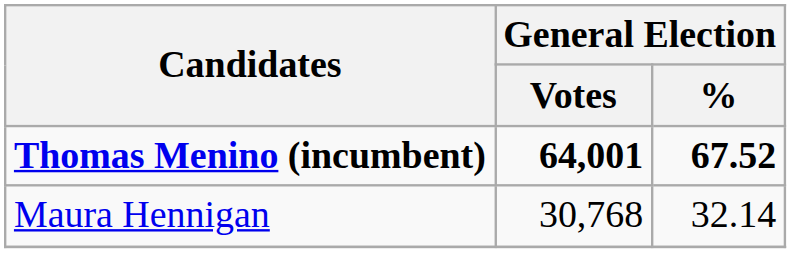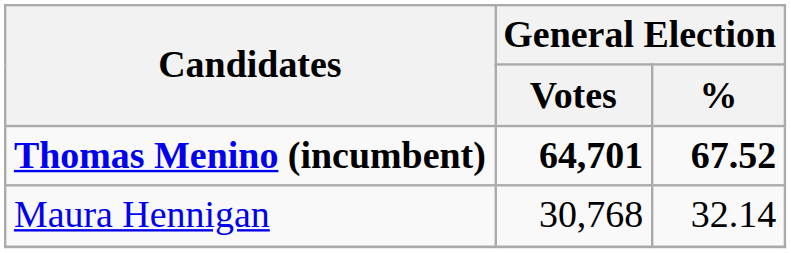(591, 154) 64,001 -> (591, 154) 64,701
